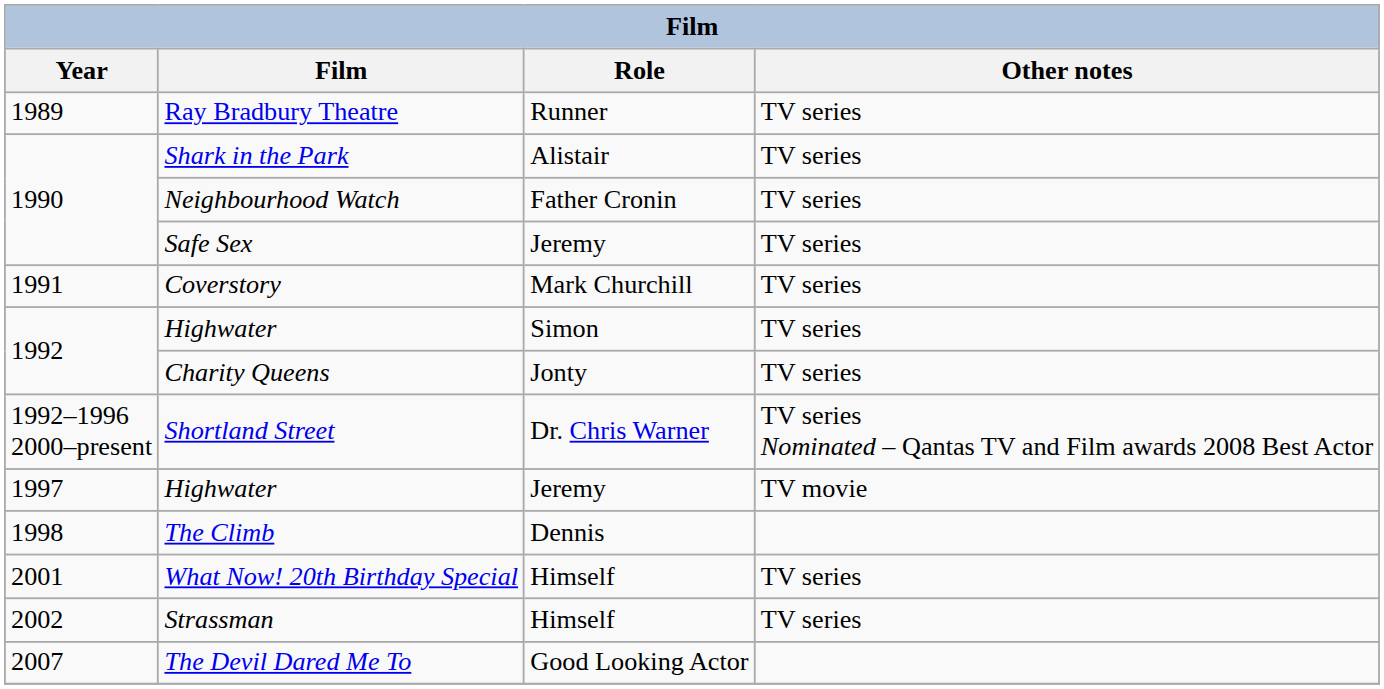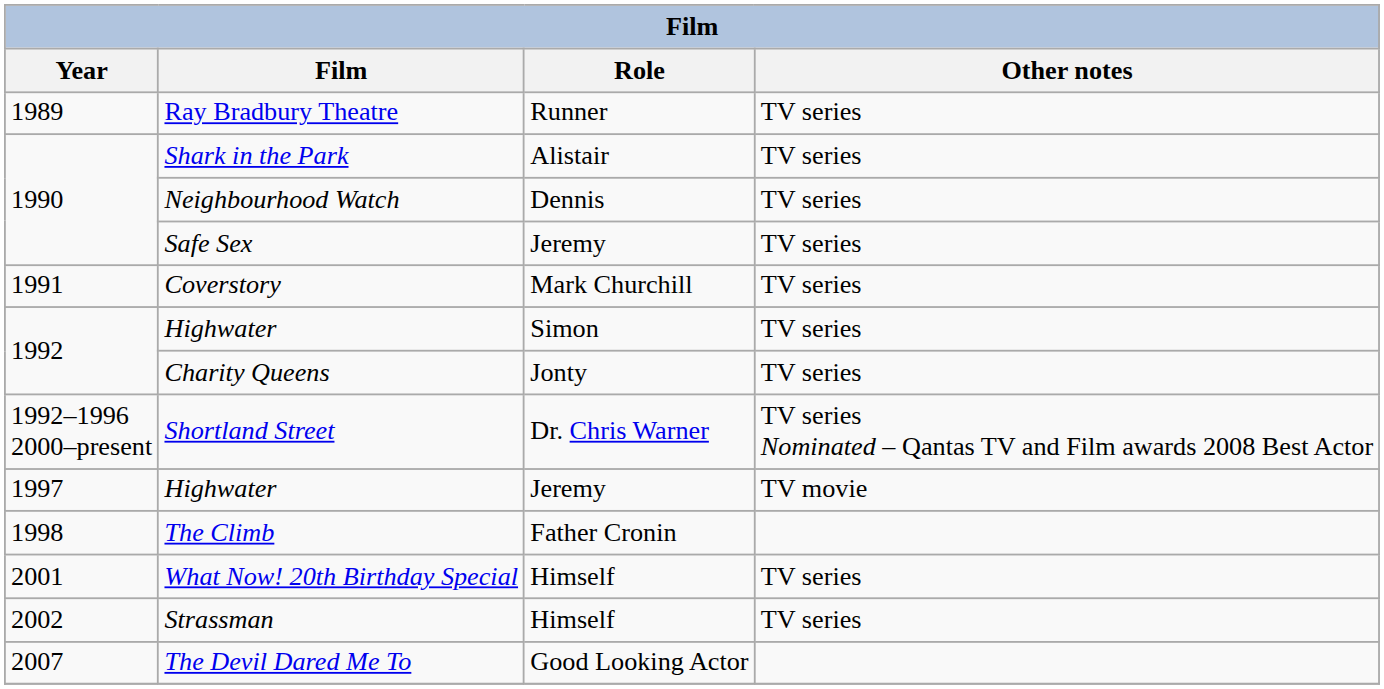(603, 199) Father Cronin -> (567, 199) Dennis
(567, 532) Dennis -> (603, 532) Father Cronin
